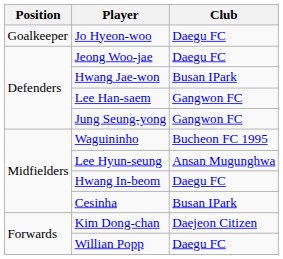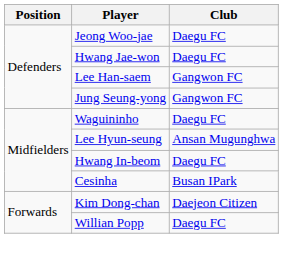- row: (113, 35)
(204, 77) Busan IPark -> (199, 56) Daegu FC
(220, 139) Bucheon FC 1995 -> (199, 118) Daegu FC
